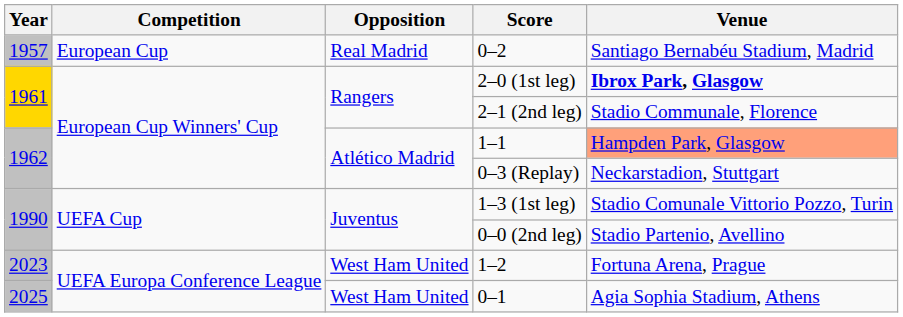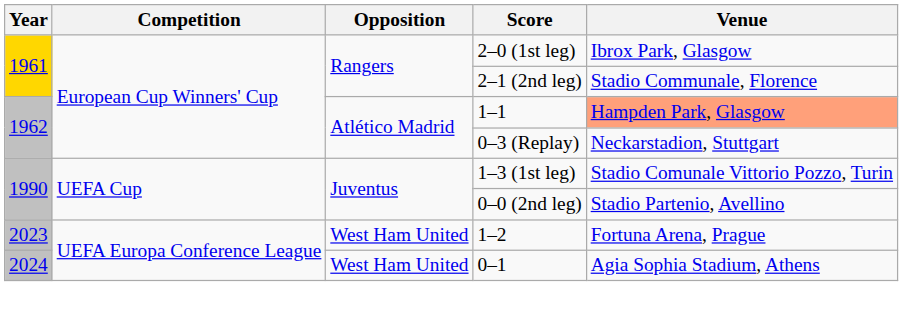- row: (492, 50)
(677, 81) bold -> (671, 50) normal
(28, 296) 2025 -> (28, 265) 2024
